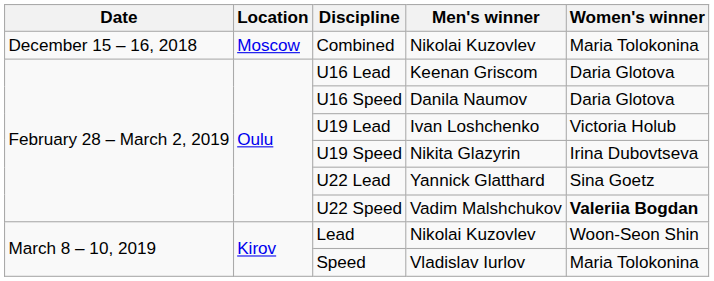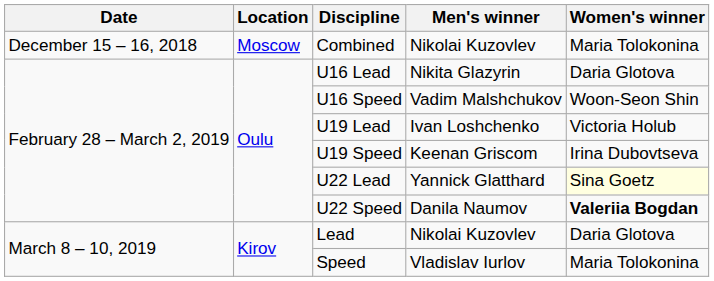(474, 72) Keenan Griscom -> (465, 72) Nikita Glazyrin
(468, 99) Danila Naumov -> (486, 99) Vadim Malshchukov
(622, 99) Daria Glotova -> (634, 99) Woon-Seon Shin
(465, 153) Nikita Glazyrin -> (474, 153) Keenan Griscom
(612, 180) no background -> (612, 180) lightyellow background
(486, 208) Vadim Malshchukov -> (468, 208) Danila Naumov
(634, 235) Woon-Seon Shin -> (622, 235) Daria Glotova
